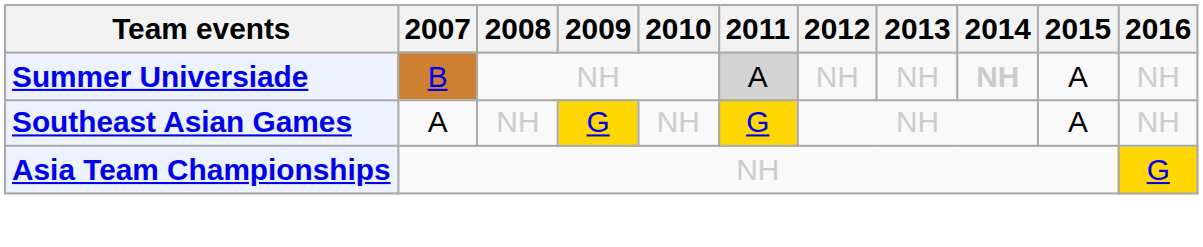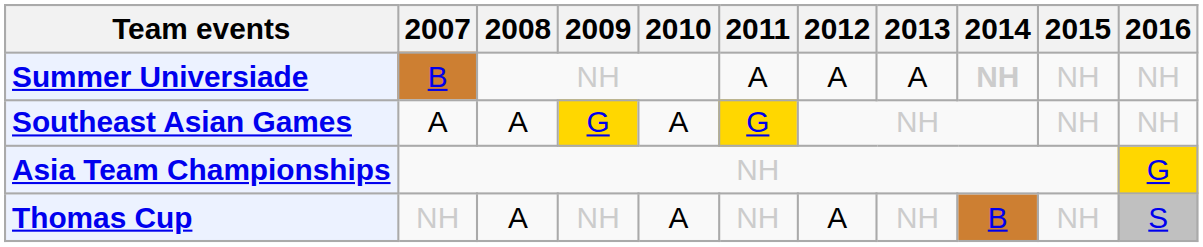(758, 76) lightgrey background -> (758, 76) no background
(837, 76) NH -> (837, 76) A
(918, 76) NH -> (918, 76) A
(1078, 76) A -> (1078, 76) NH
(518, 123) NH -> (518, 123) A
(678, 123) NH -> (678, 123) A
(1078, 123) A -> (1078, 123) NH
+ row: (102, 217)
